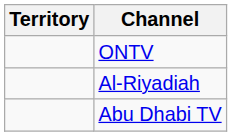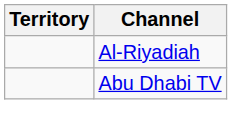- row: (126, 51)
